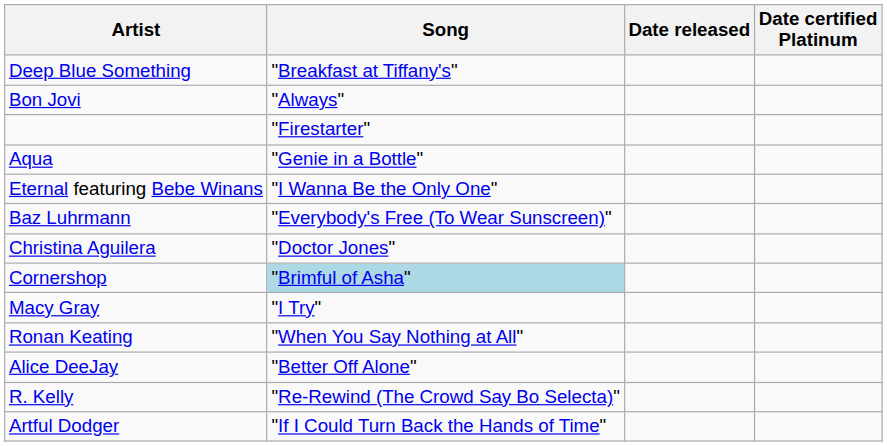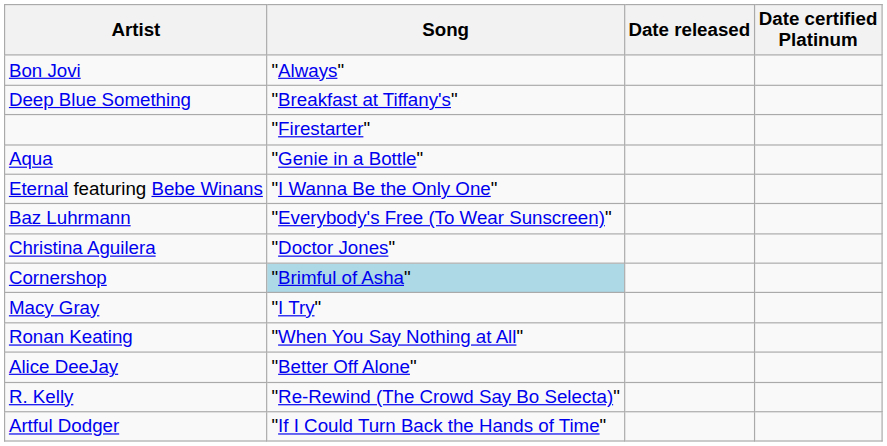rows swapped: (45, 99) <-> (100, 70)
